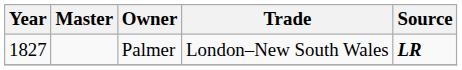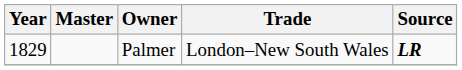(28, 49) 1827 -> (28, 49) 1829
